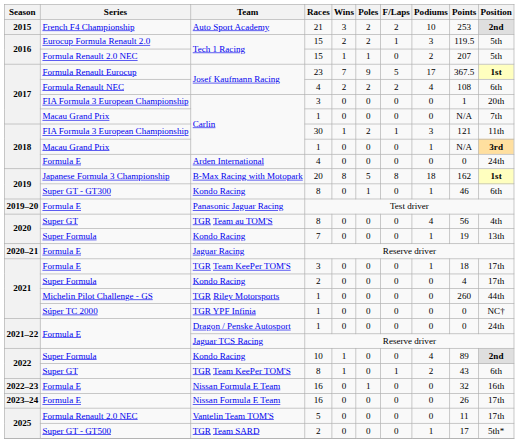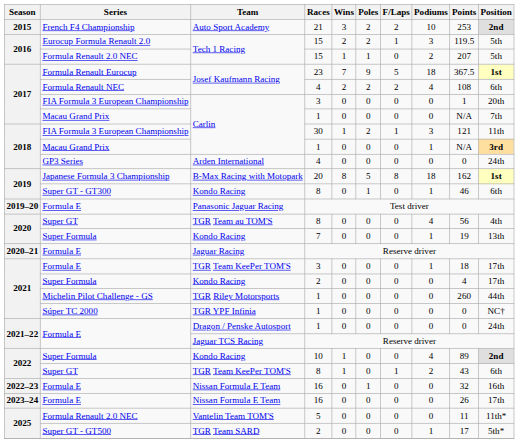(431, 72) 17 -> (431, 72) 18
(62, 161) Formula E -> (63, 161) GP3 Series
(496, 416) 17th -> (496, 416) 11th*
